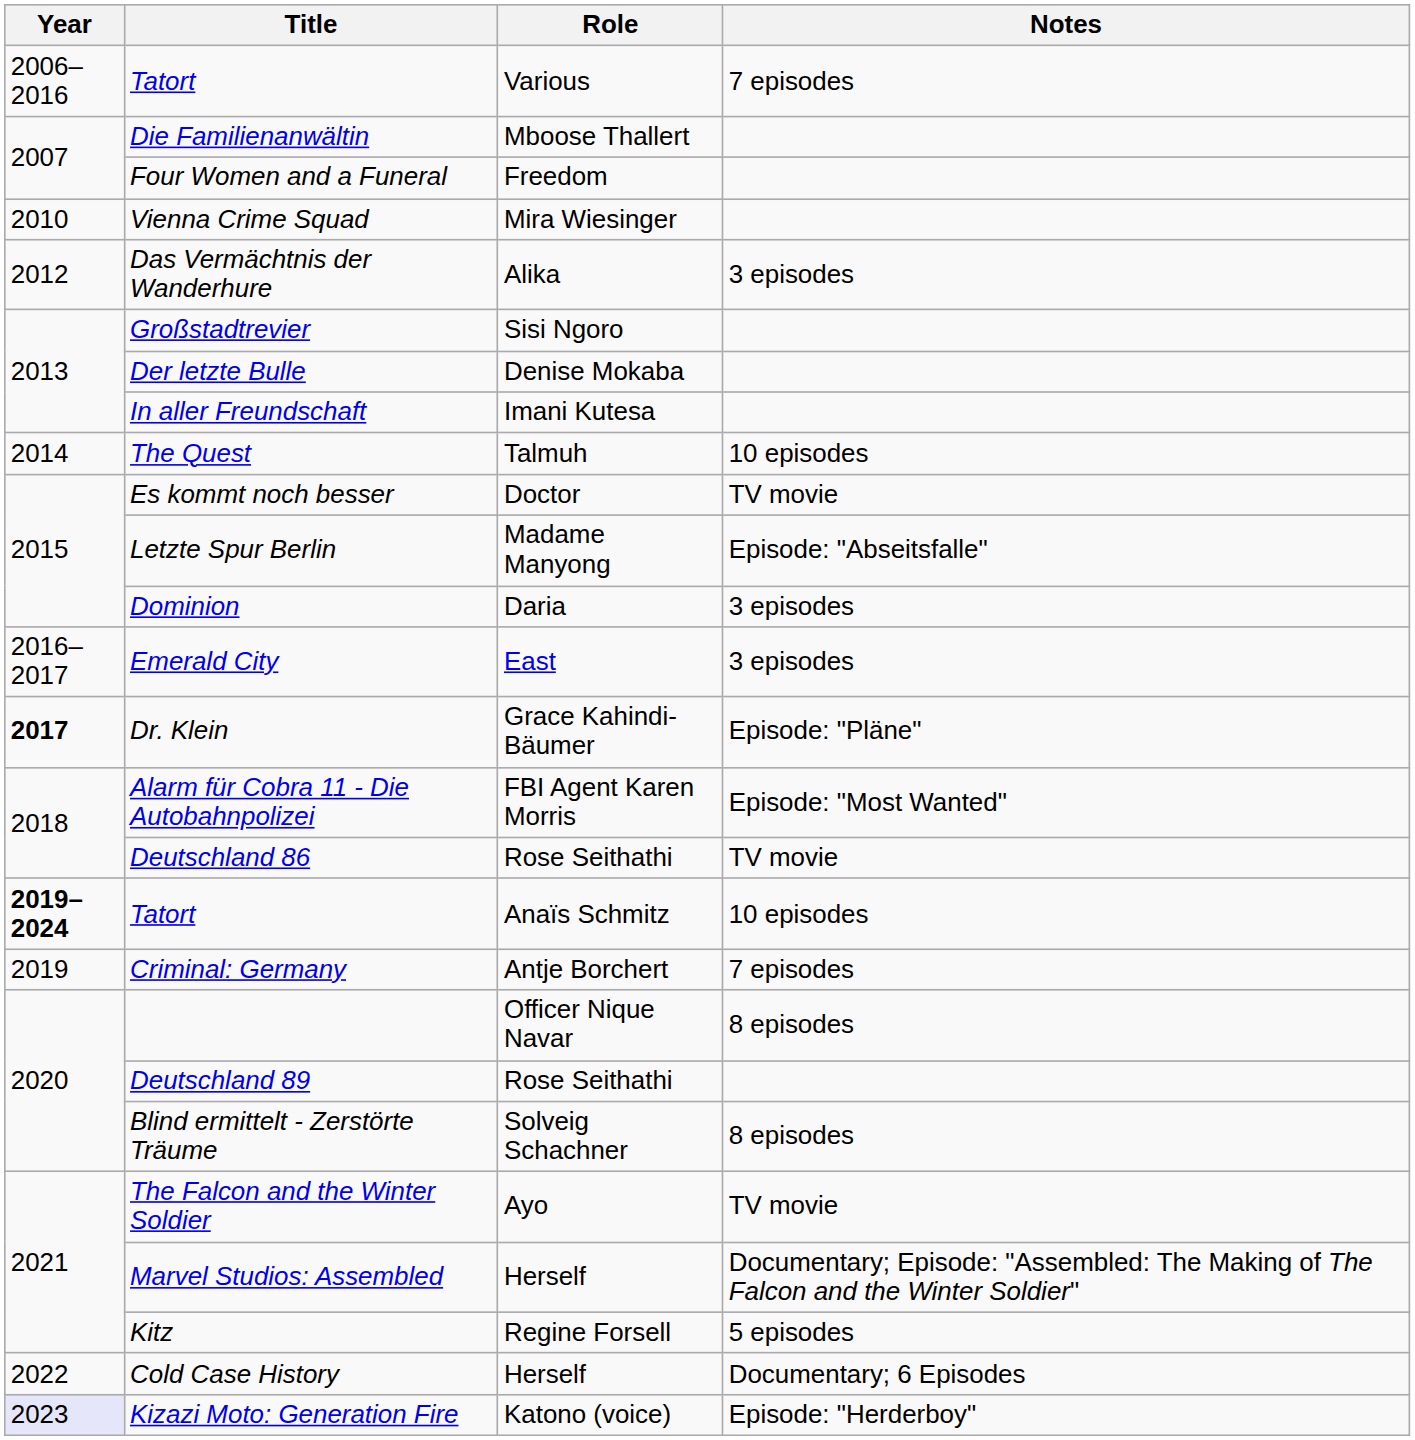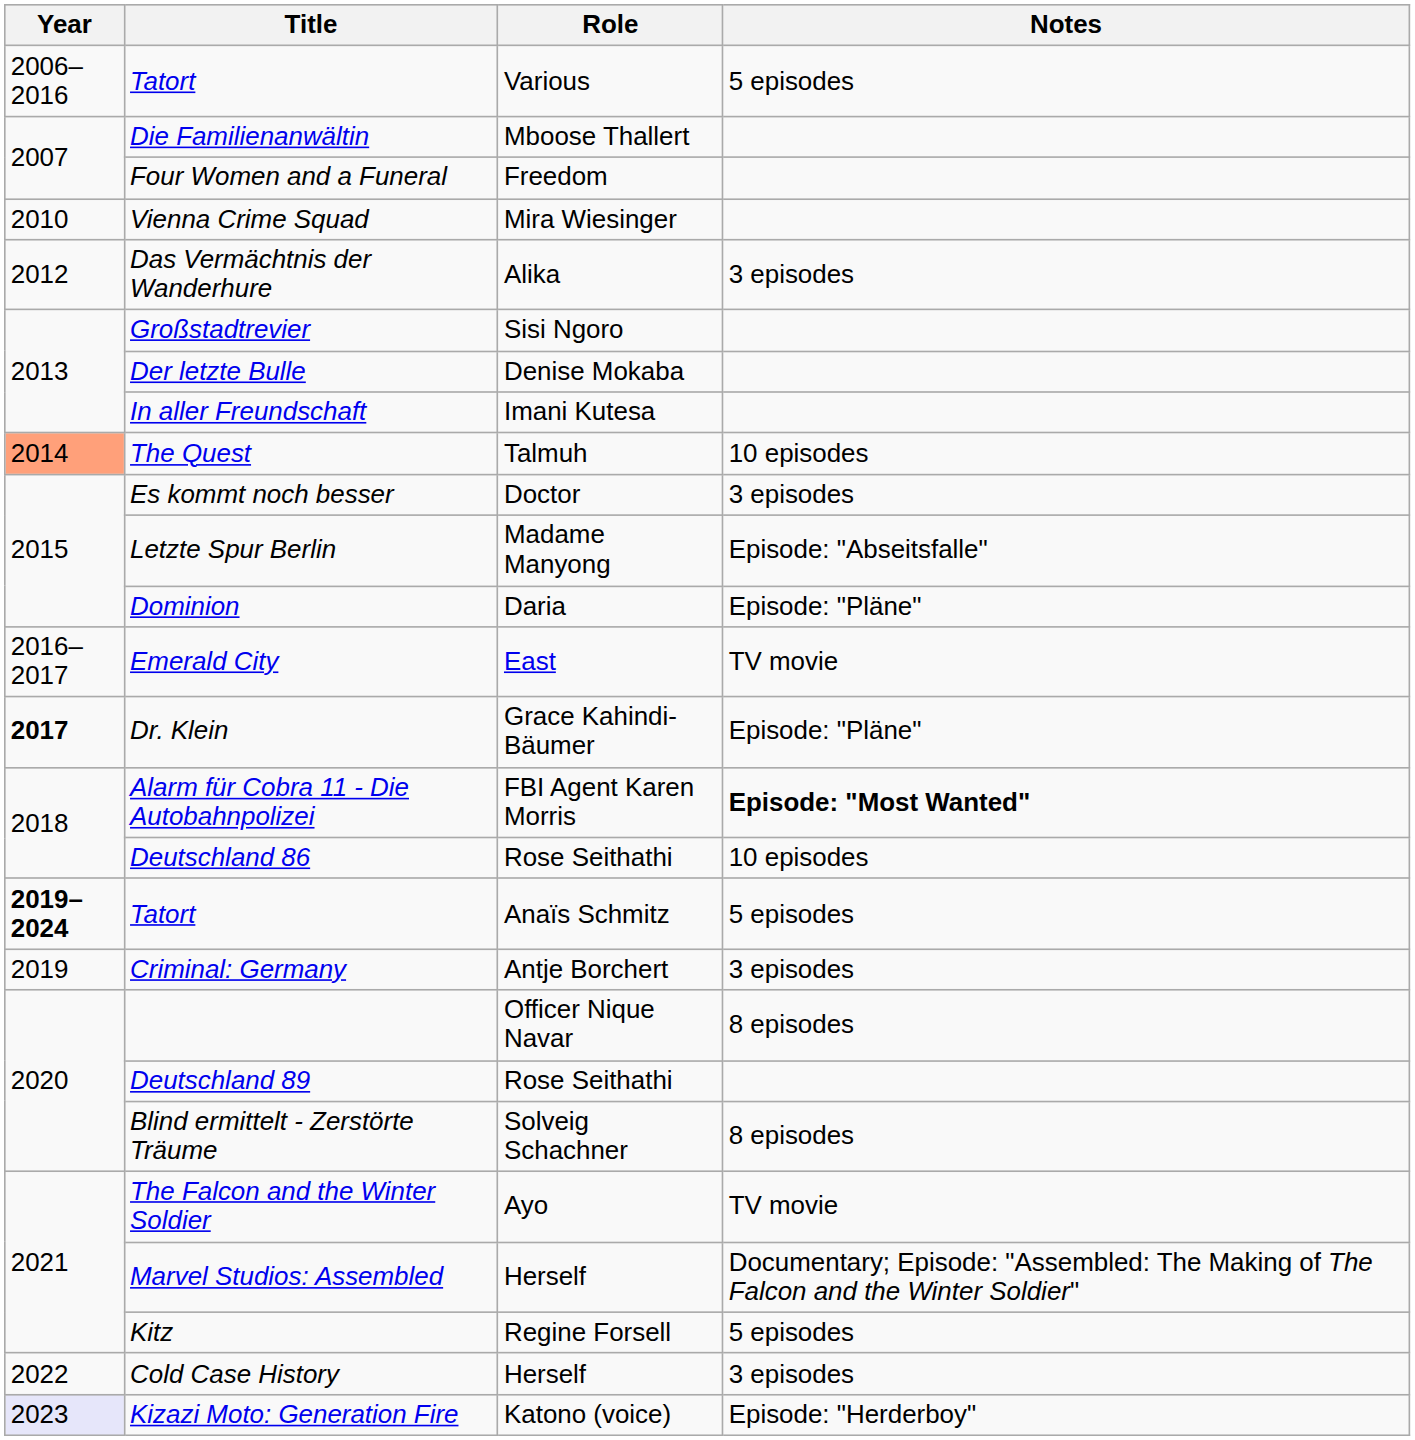(791, 80) 7 episodes -> (791, 80) 5 episodes
(40, 453) no background -> (40, 453) lightsalmon background
(783, 494) TV movie -> (791, 494) 3 episodes
(791, 605) 3 episodes -> (825, 605) Episode: "Pläne"
(791, 661) 3 episodes -> (783, 661) TV movie
(868, 802) normal -> (879, 802) bold
(783, 857) TV movie -> (799, 857) 10 episodes
(799, 913) 10 episodes -> (791, 913) 5 episodes
(791, 969) 7 episodes -> (791, 969) 3 episodes
(877, 1373) Documentary; 6 Episodes -> (791, 1373) 3 episodes
